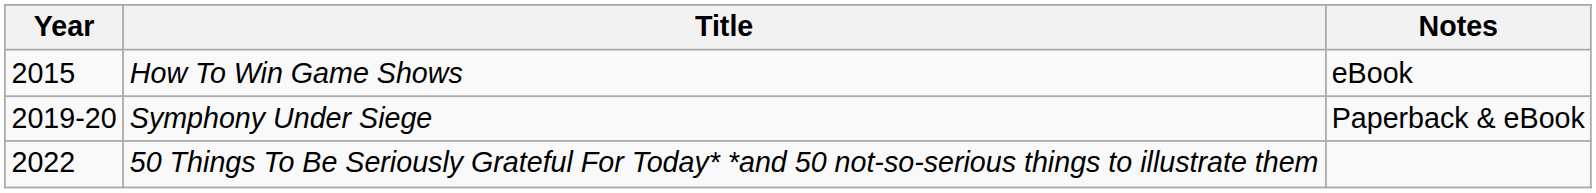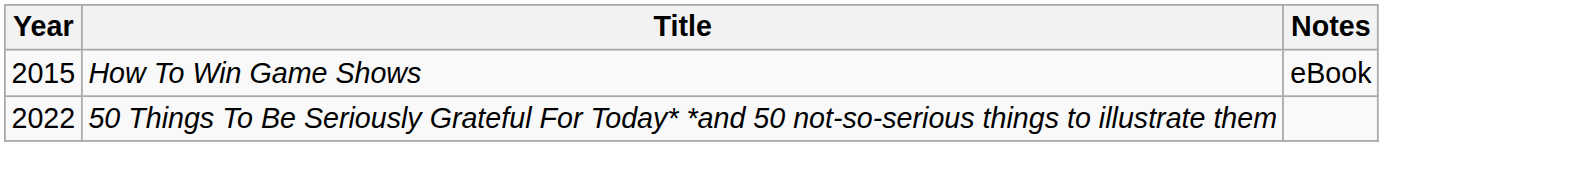- row: (281, 118)
